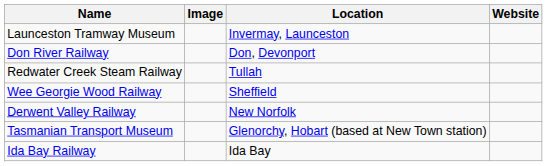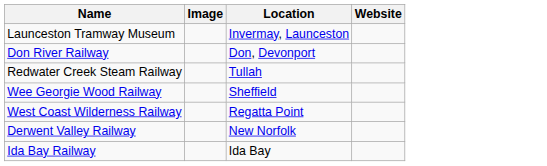+ row: (94, 111)
- row: (90, 131)
